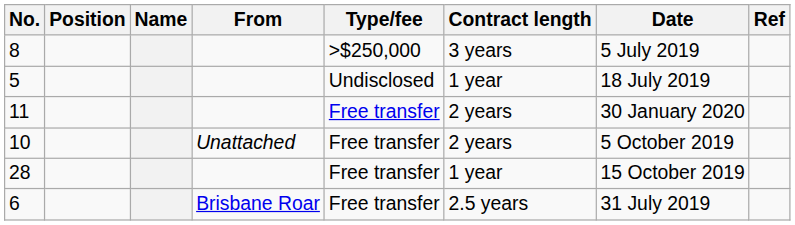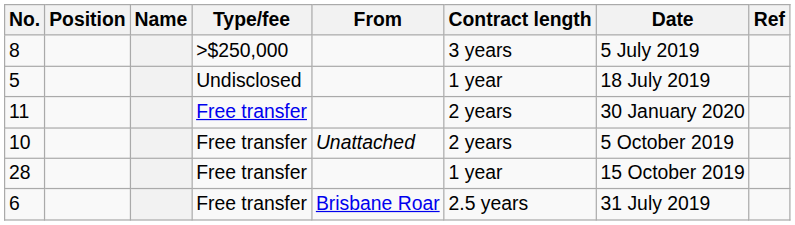columns swapped: (258, 19) <-> (384, 19)
